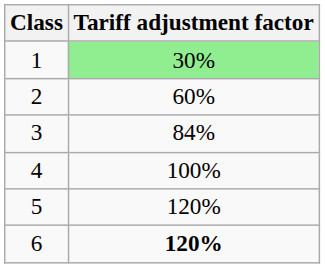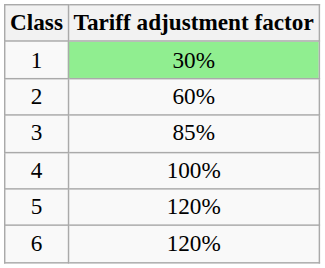(194, 133) 84% -> (194, 133) 85%
(194, 243) bold -> (194, 243) normal
